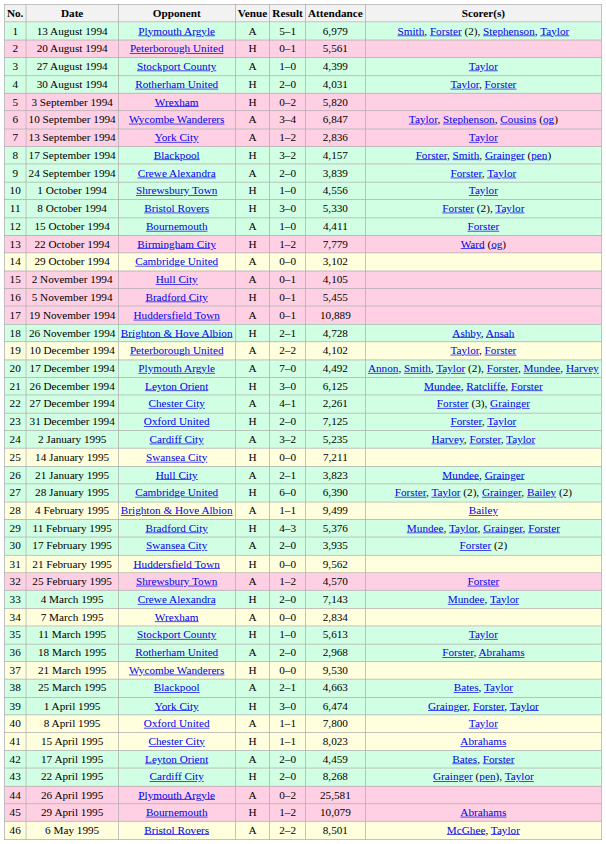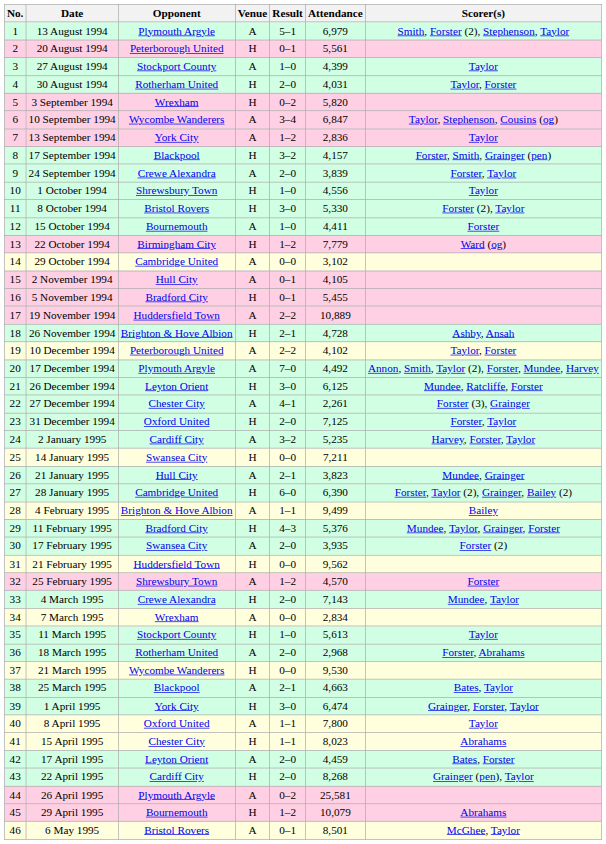(288, 315) 0–1 -> (288, 315) 2–2
(288, 830) 2–2 -> (288, 830) 0–1
